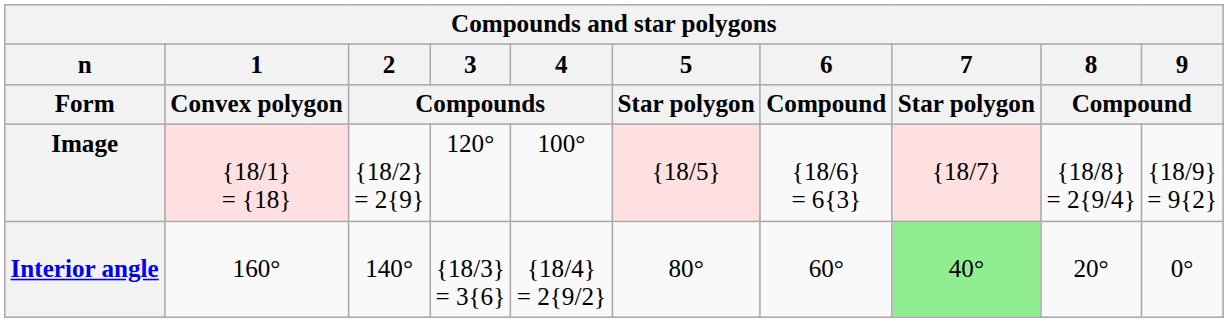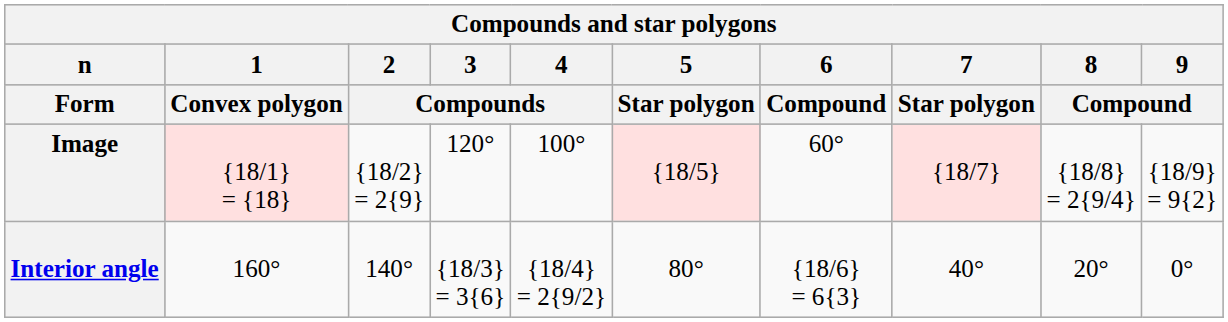(826, 186) {18/6} = 6{3} -> (826, 143) 60°
(826, 268) 60° -> (826, 282) {18/6} = 6{3}
(966, 268) lightgreen background -> (966, 268) no background
